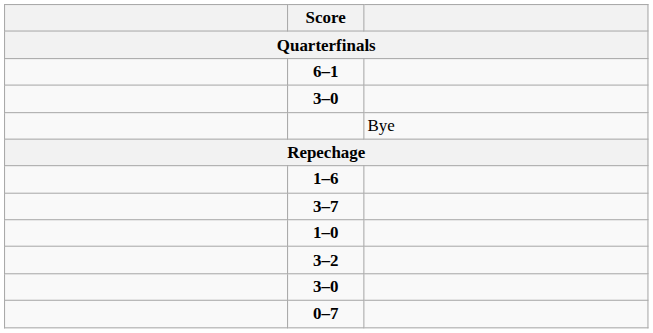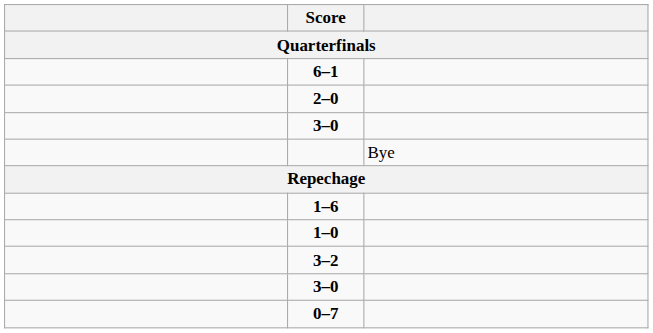+ row: (326, 98)
- row: (326, 206)
